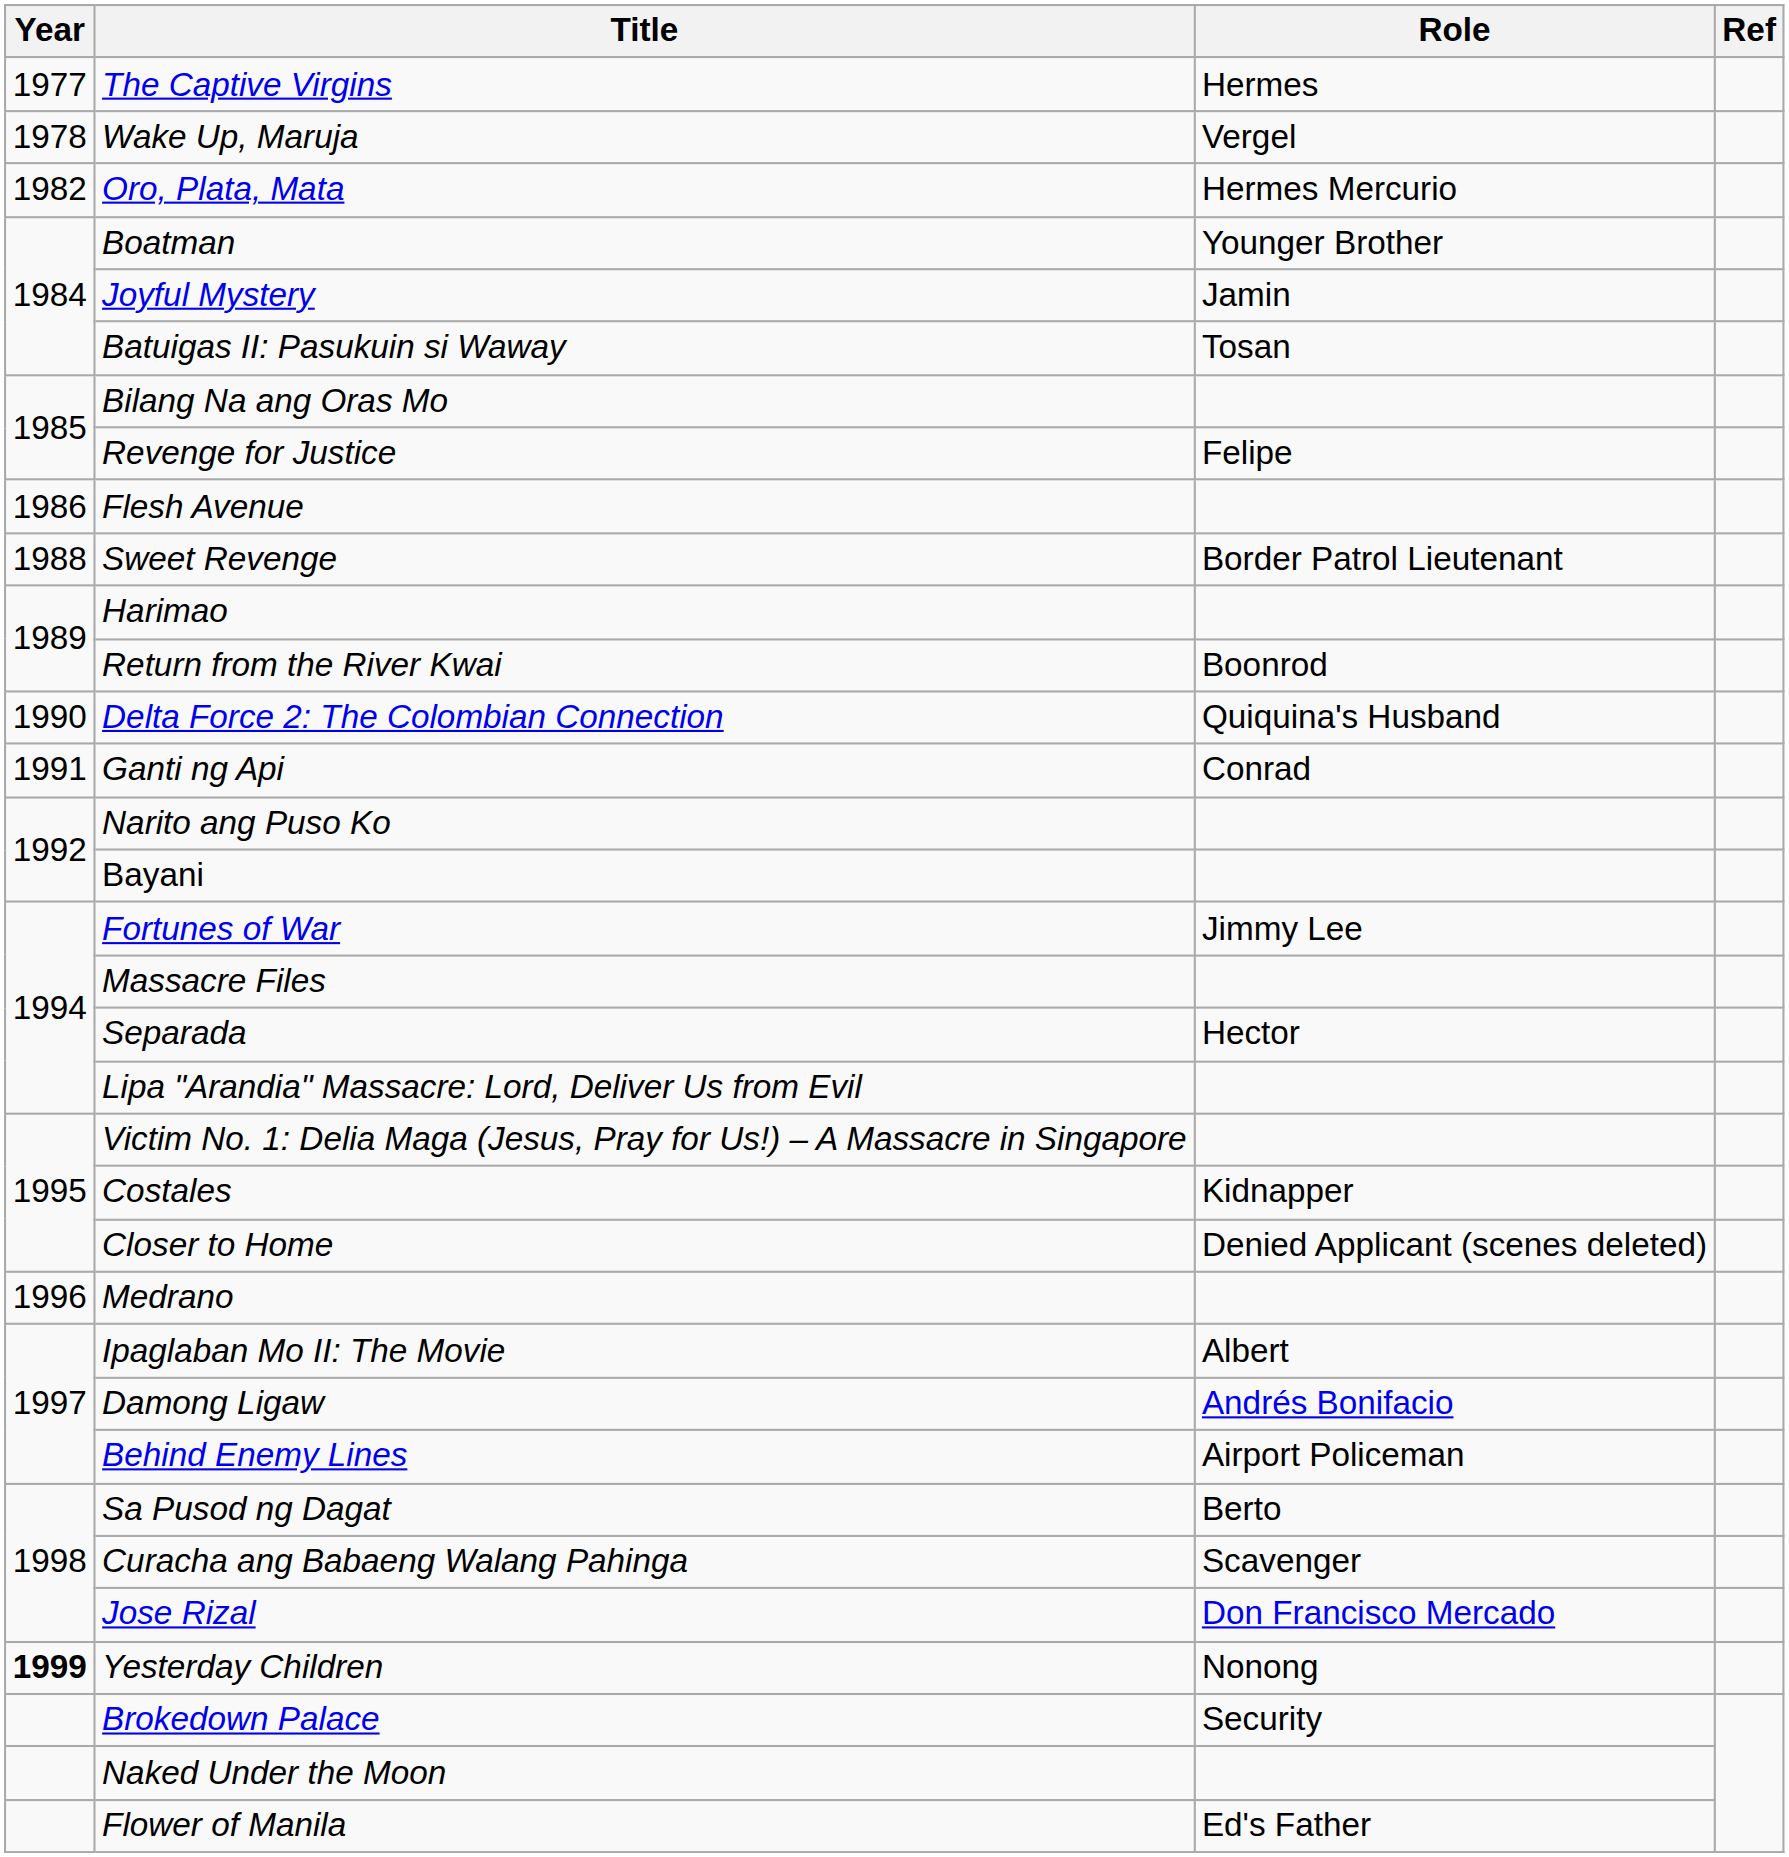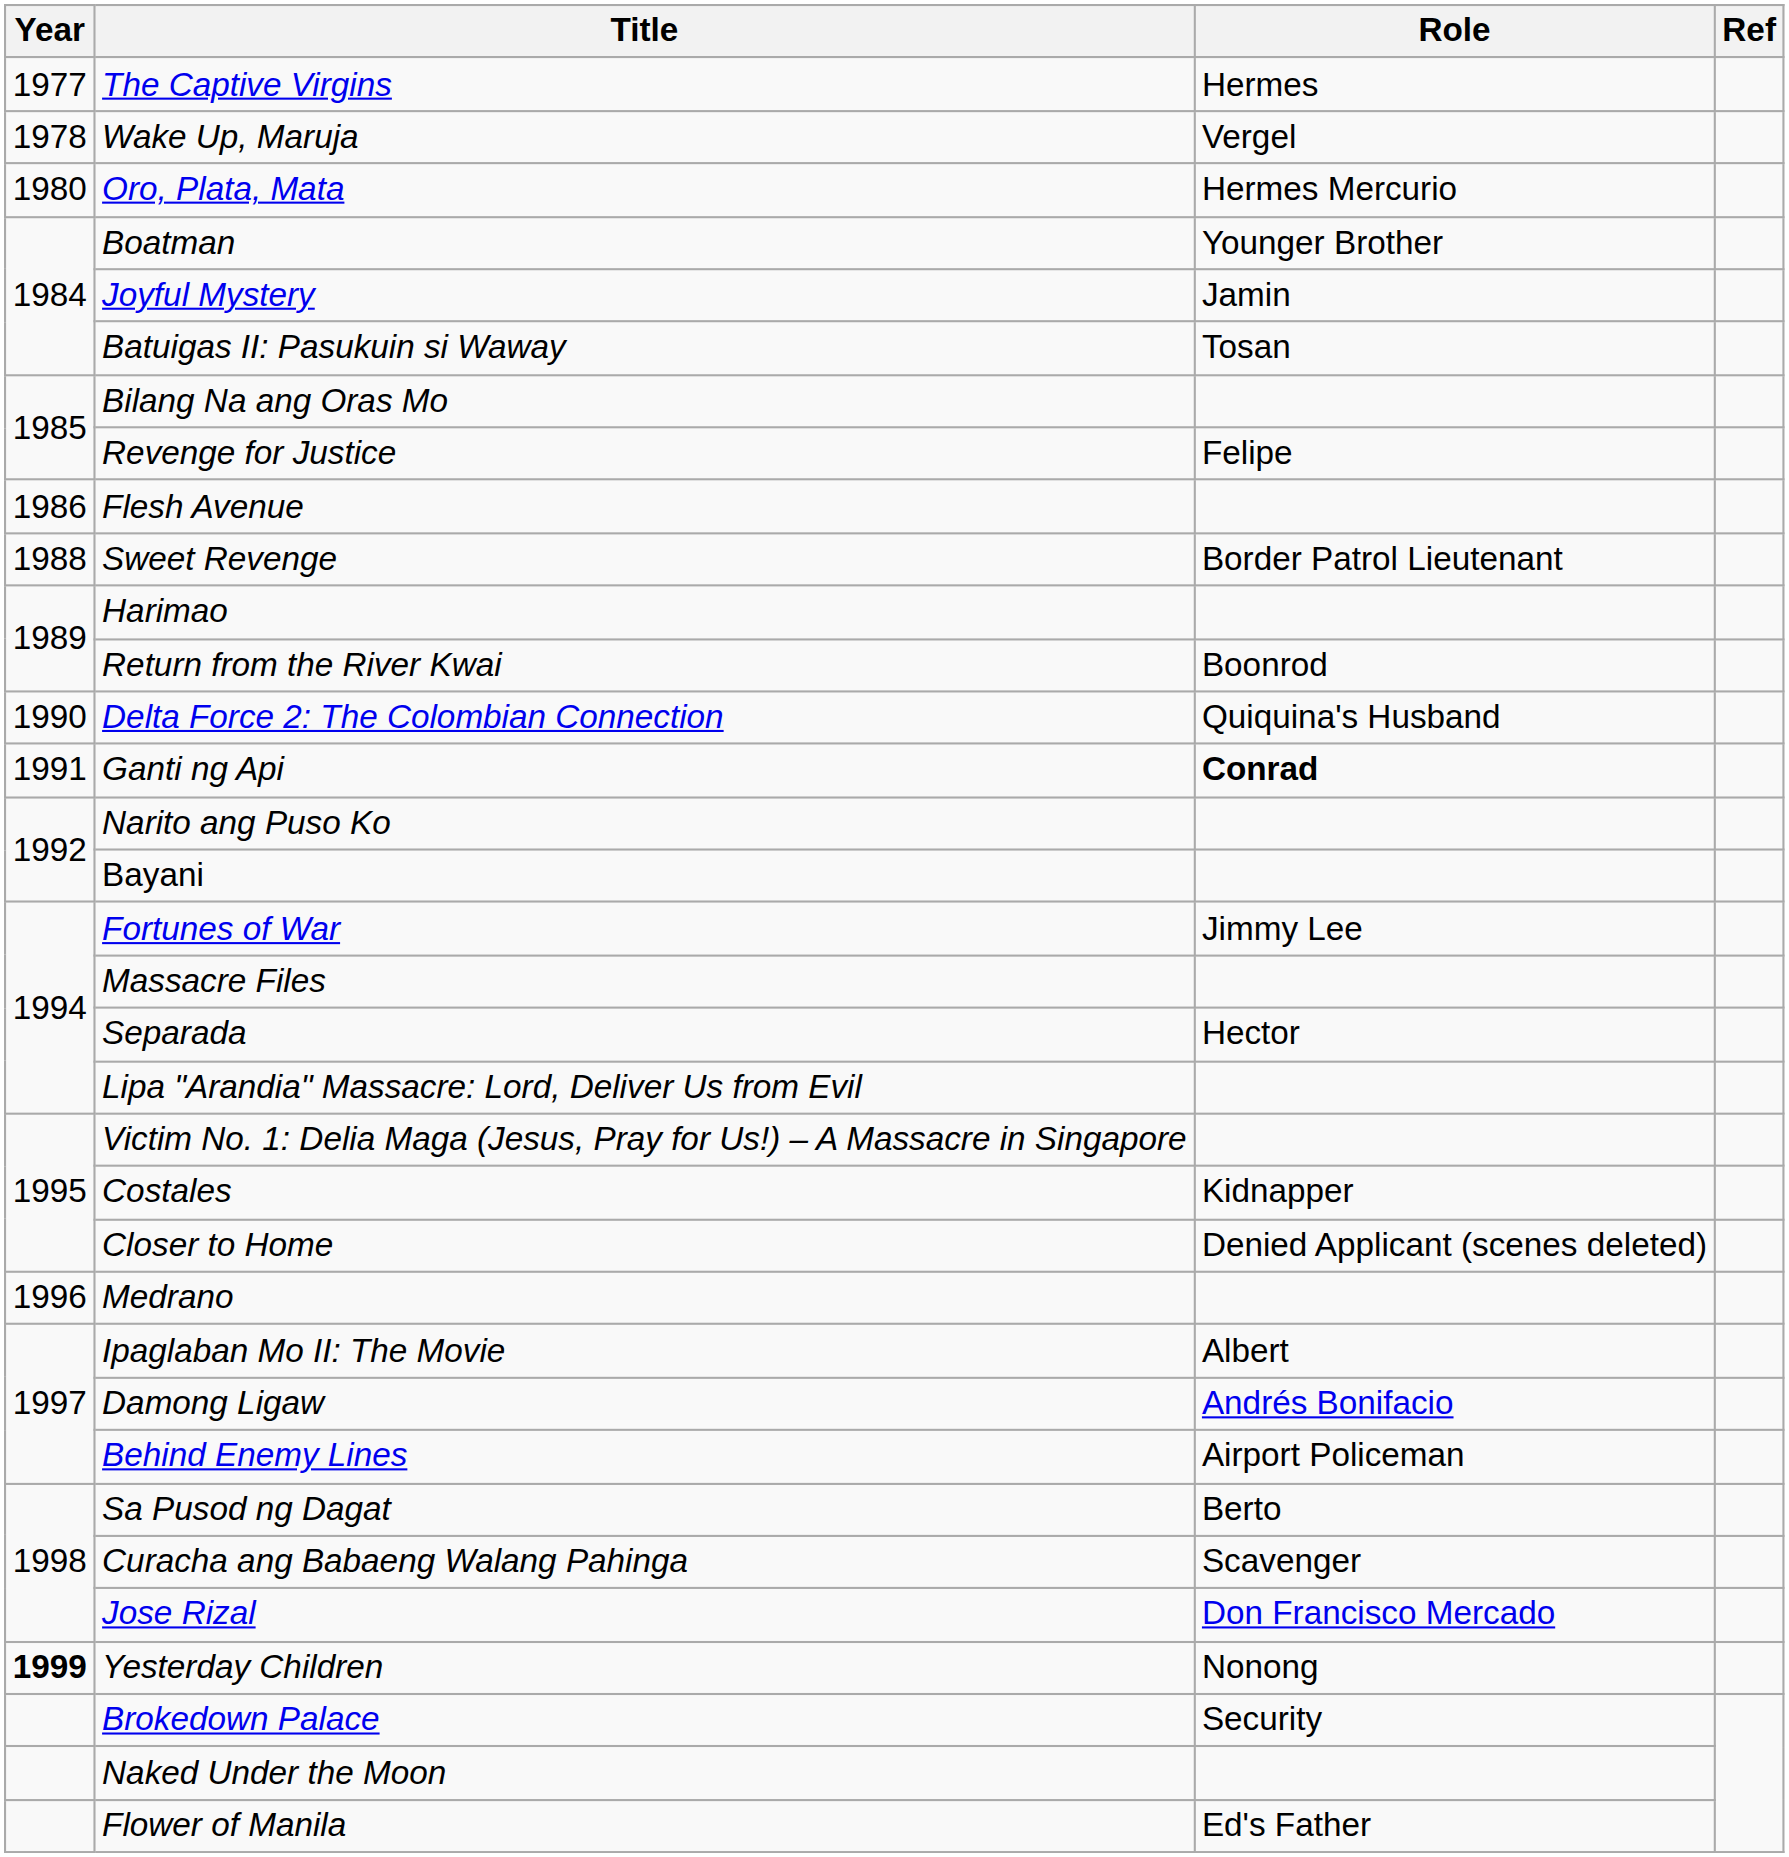(50, 189) 1982 -> (50, 189) 1980
(1257, 769) normal -> (1260, 769) bold
